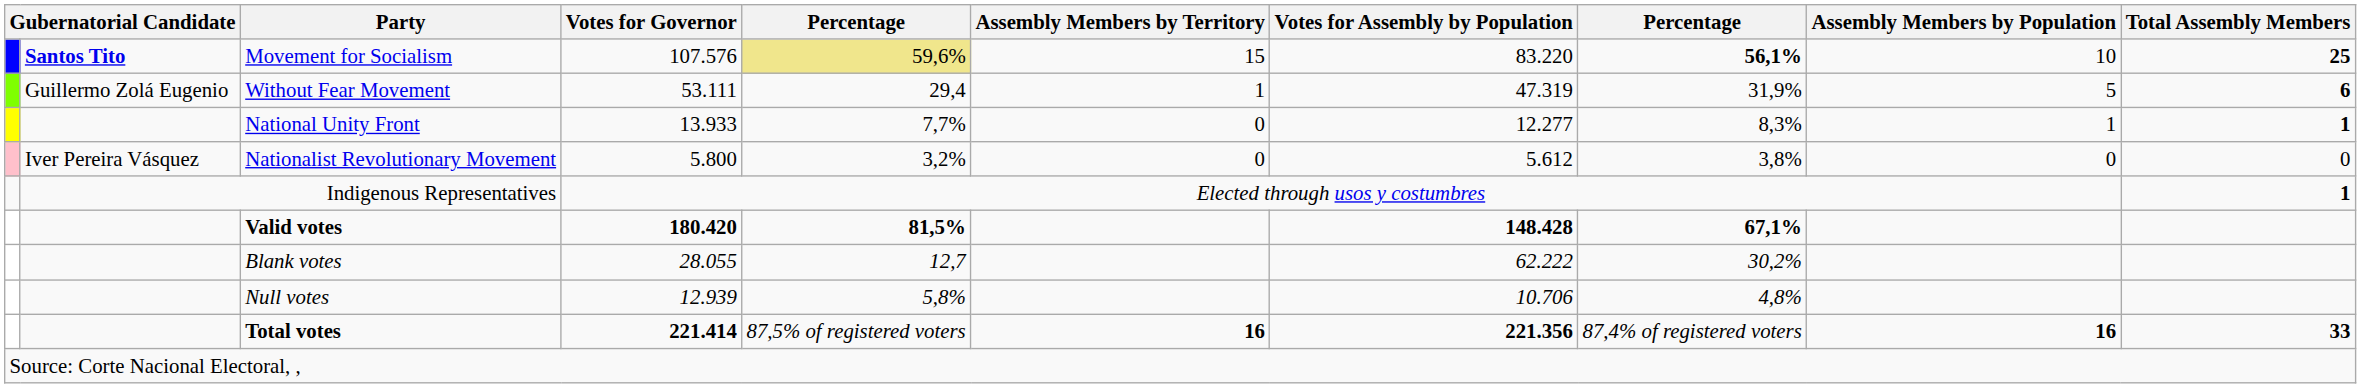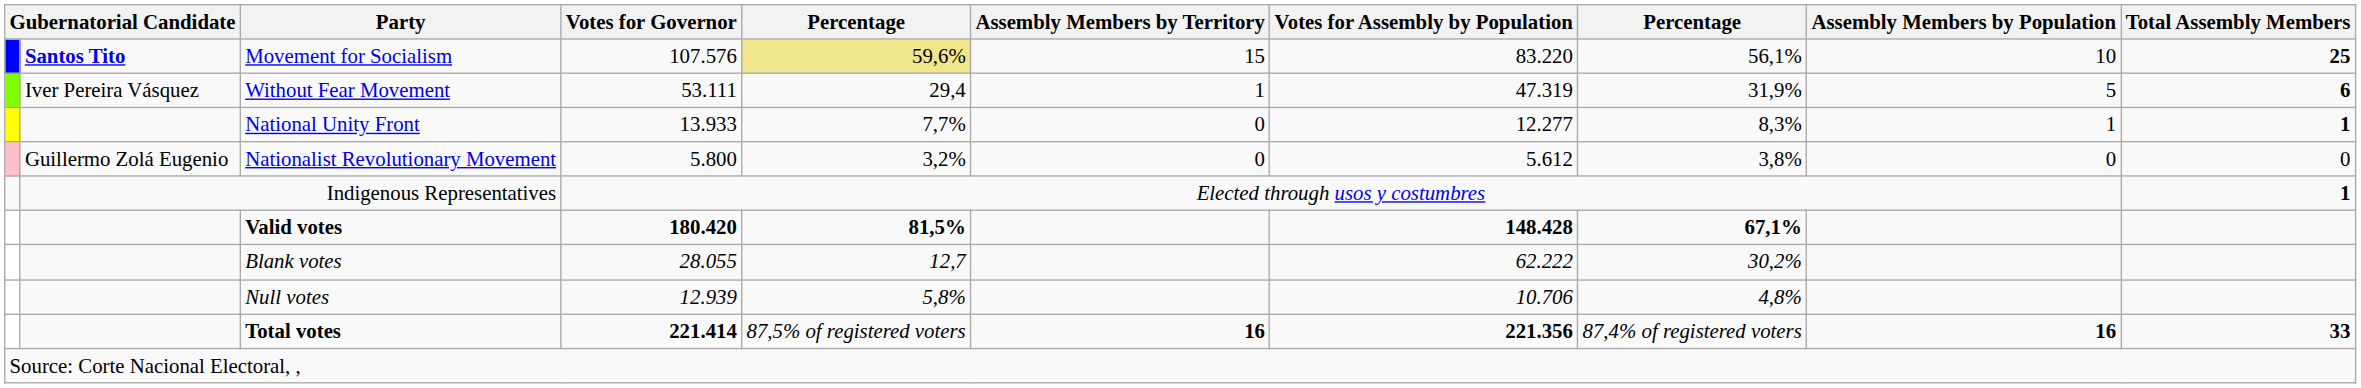(1773, 56) bold -> (1775, 56) normal
(127, 90) Guillermo Zolá Eugenio -> (112, 90) Iver Pereira Vásquez
(112, 159) Iver Pereira Vásquez -> (127, 159) Guillermo Zolá Eugenio
